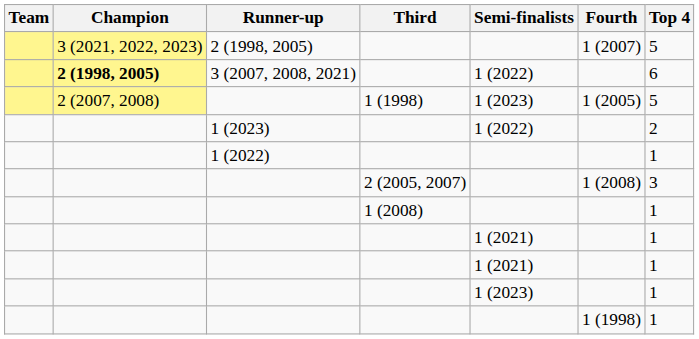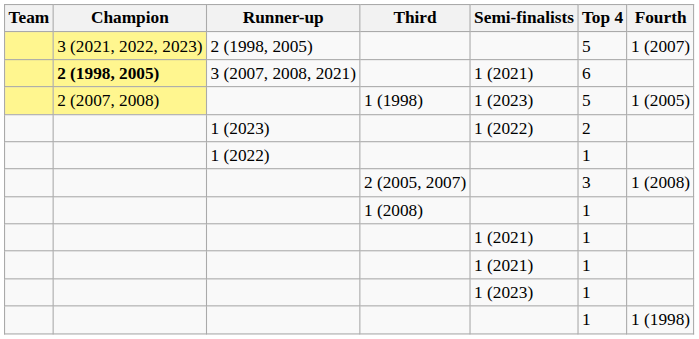columns swapped: (611, 18) <-> (670, 18)
(504, 73) 1 (2022) -> (504, 73) 1 (2021)
